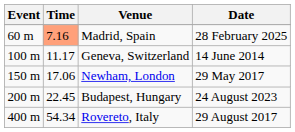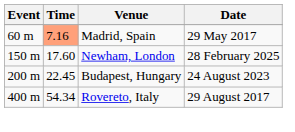(241, 35) 28 February 2025 -> (222, 35) 29 May 2017
- row: (135, 55)
(61, 76) 17.06 -> (61, 55) 17.60
(230, 76) 29 May 2017 -> (233, 55) 28 February 2025
